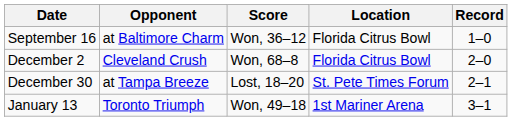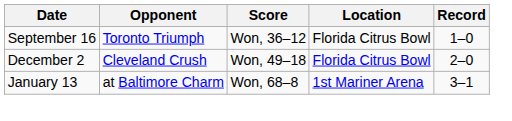(163, 37) at Baltimore Charm -> (153, 37) Toronto Triumph
(264, 60) Won, 68–8 -> (268, 60) Won, 49–18
- row: (50, 82)
(153, 104) Toronto Triumph -> (163, 82) at Baltimore Charm
(268, 104) Won, 49–18 -> (264, 82) Won, 68–8
